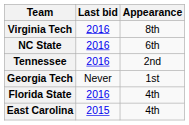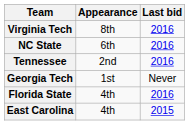columns swapped: (152, 12) <-> (98, 12)
